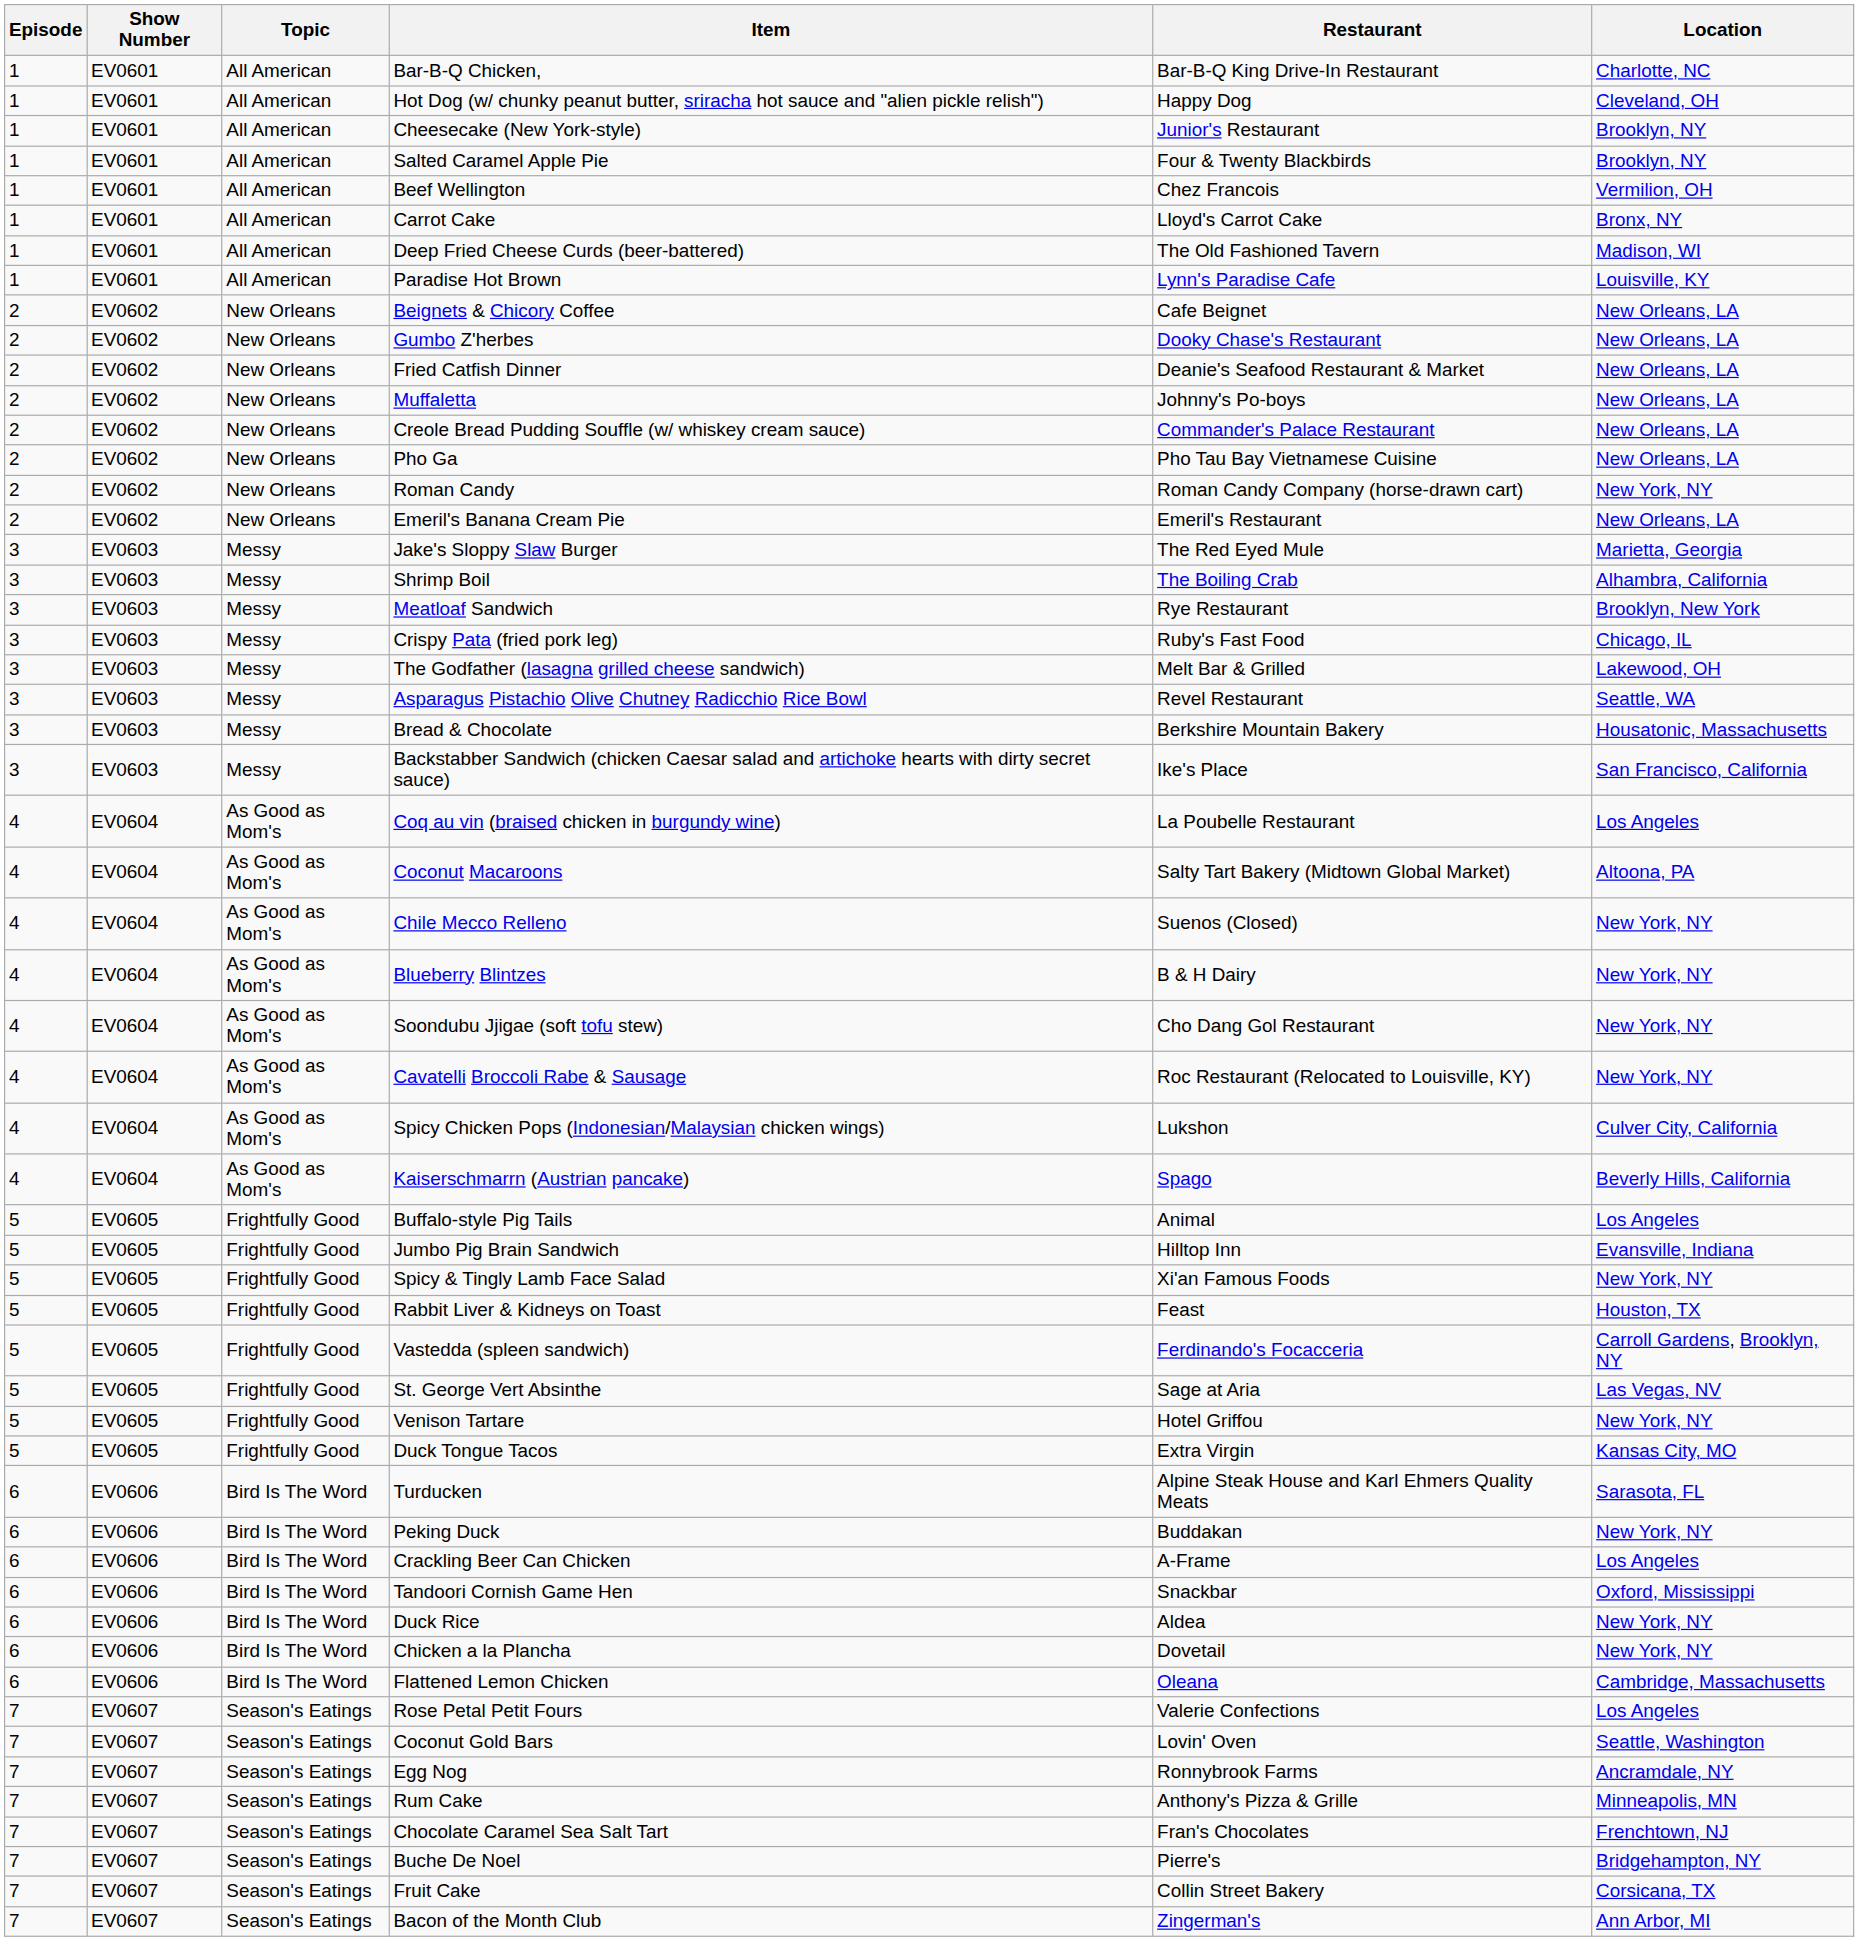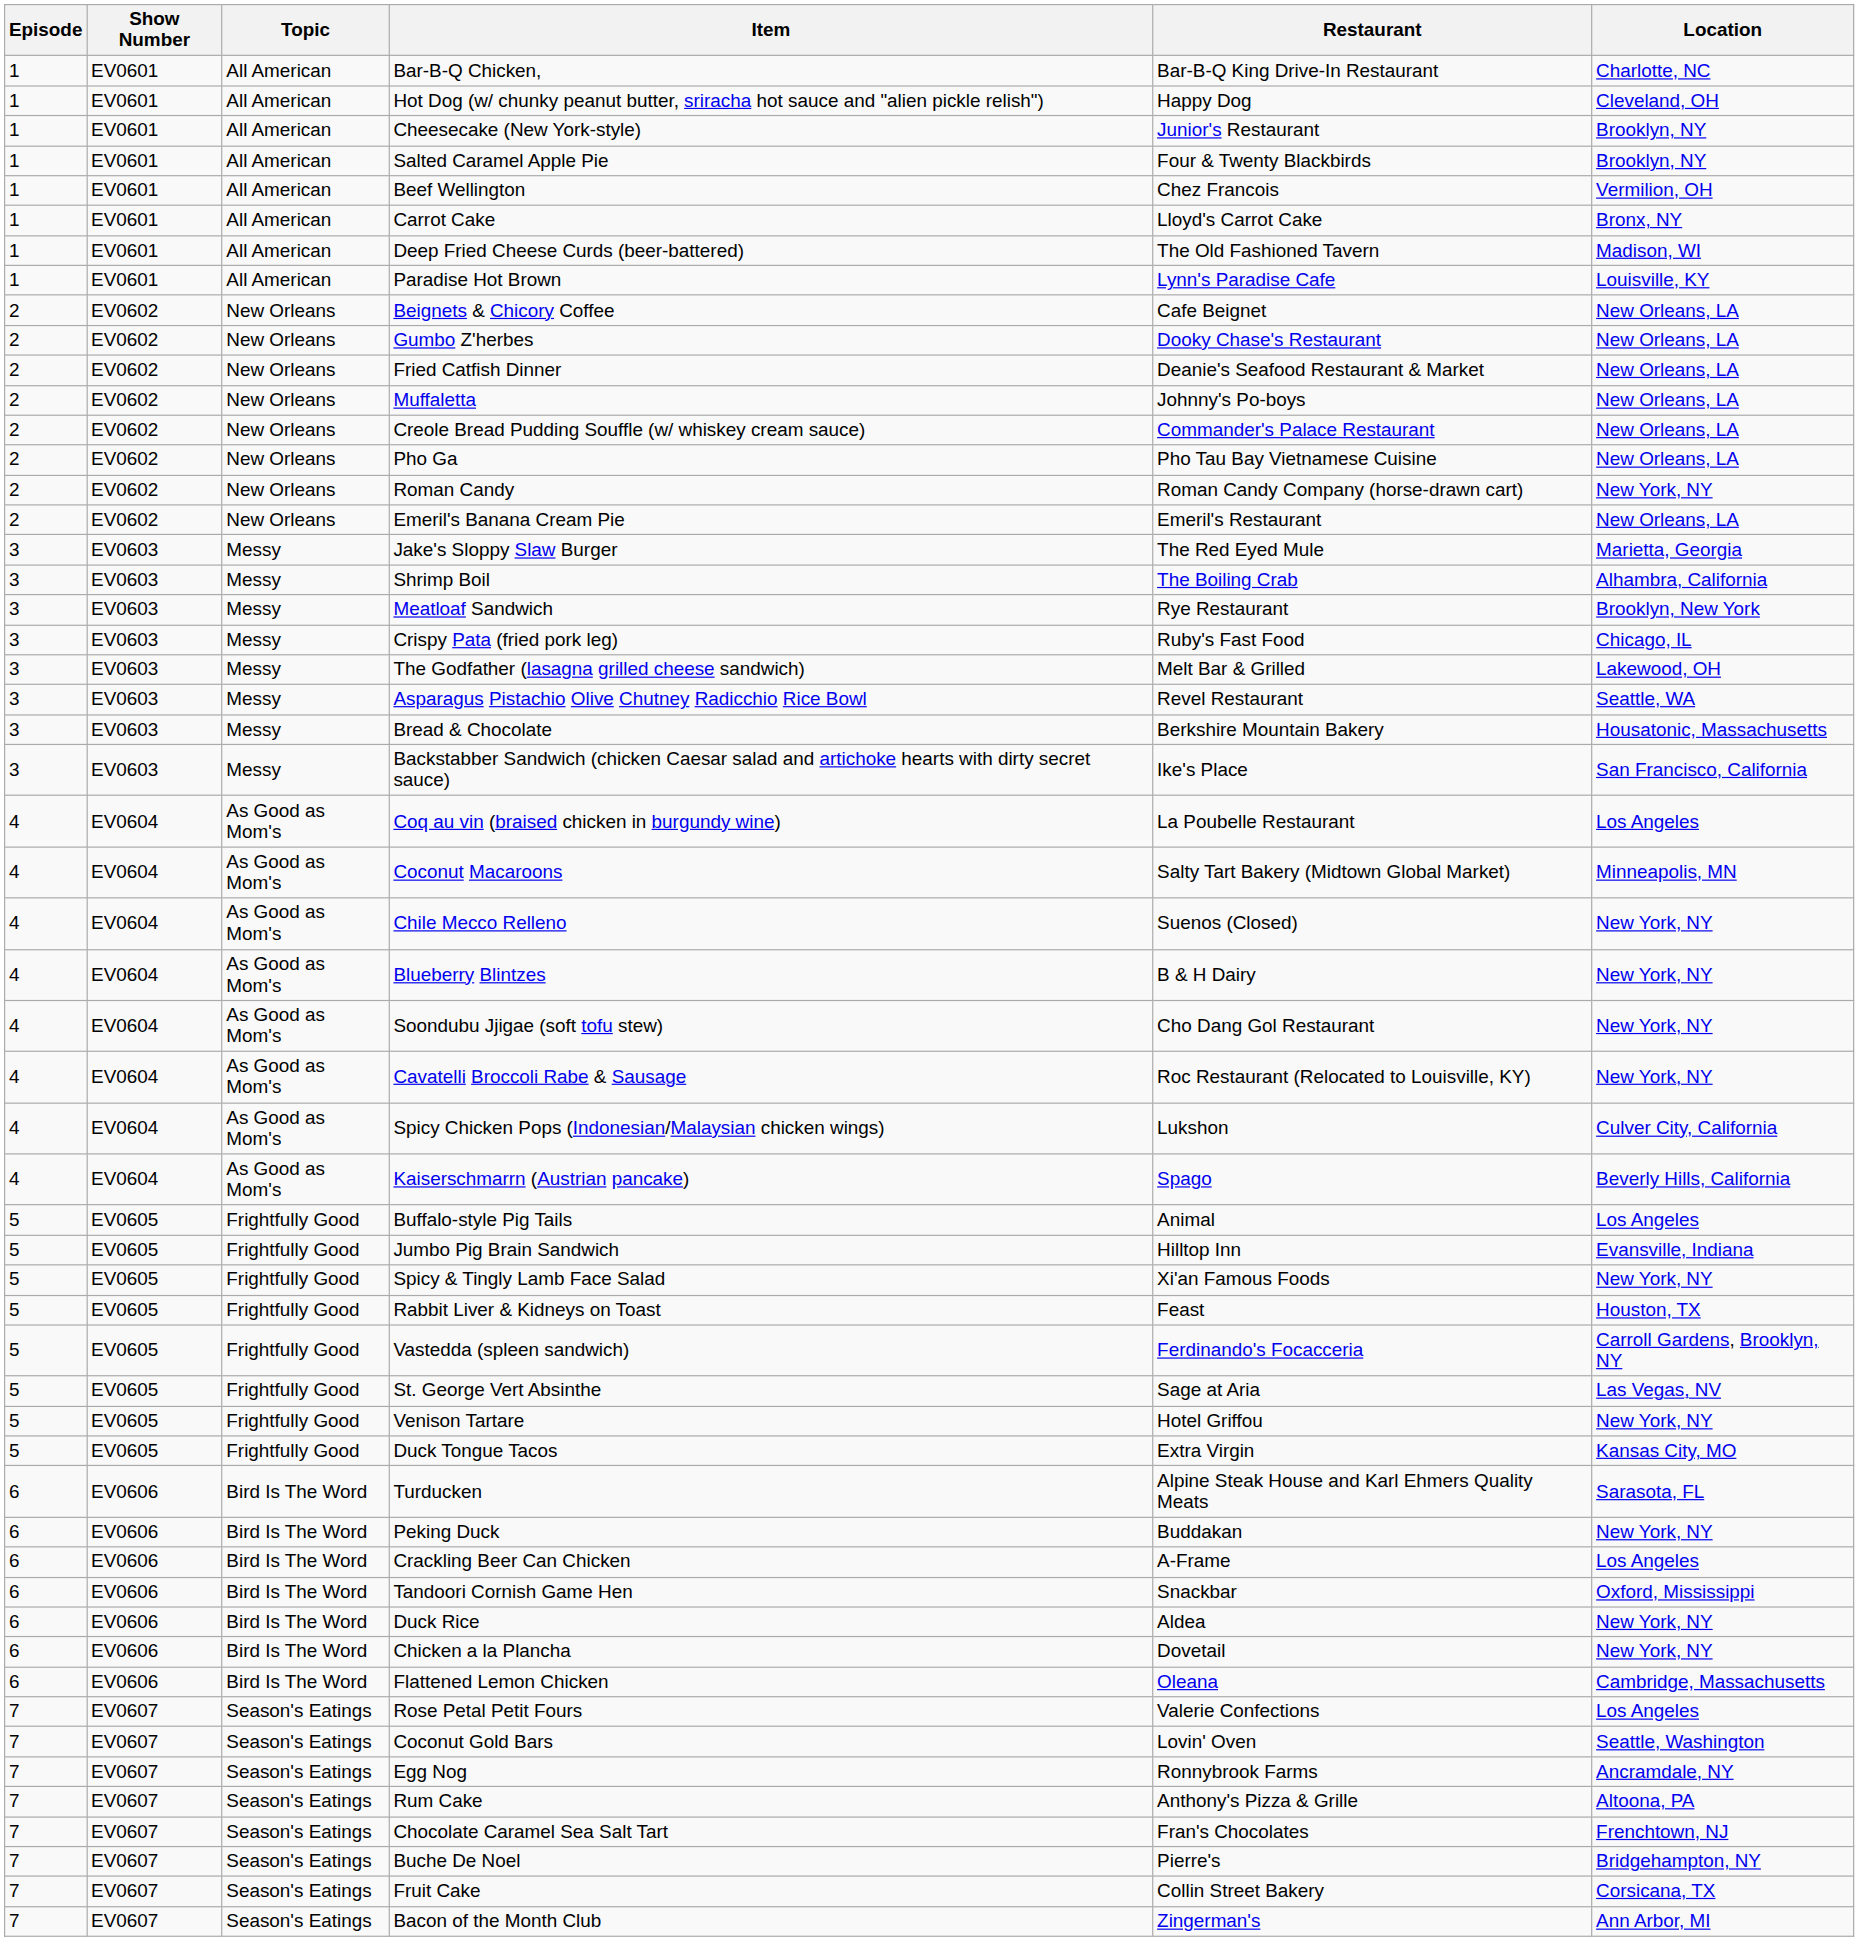(1645, 872) Altoona, PA -> (1666, 872) Minneapolis, MN
(1666, 1801) Minneapolis, MN -> (1645, 1801) Altoona, PA
